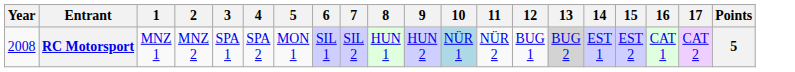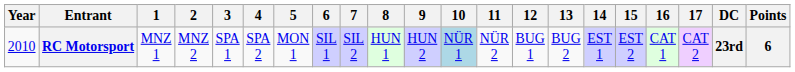+ column: (729, 15)
(22, 46) 2008 -> (22, 46) 2010
(566, 46) lightgrey background -> (566, 46) no background
(734, 46) 5 -> (768, 46) 6
